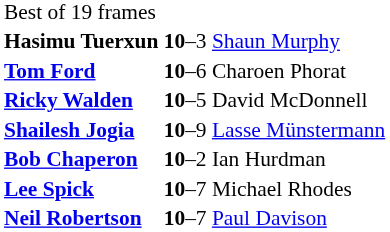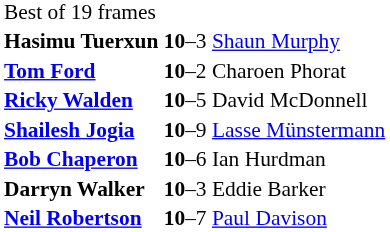(185, 70) 10–6 -> (185, 70) 10–2
(185, 159) 10–2 -> (185, 159) 10–6
+ row: (74, 188)
- row: (49, 188)
